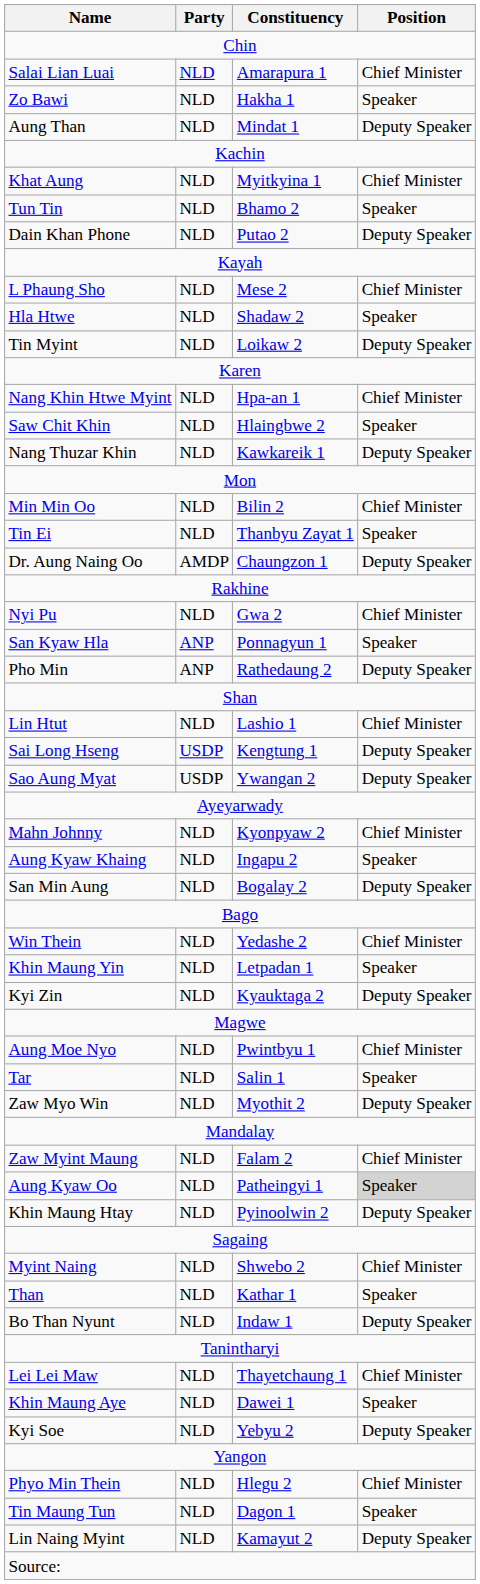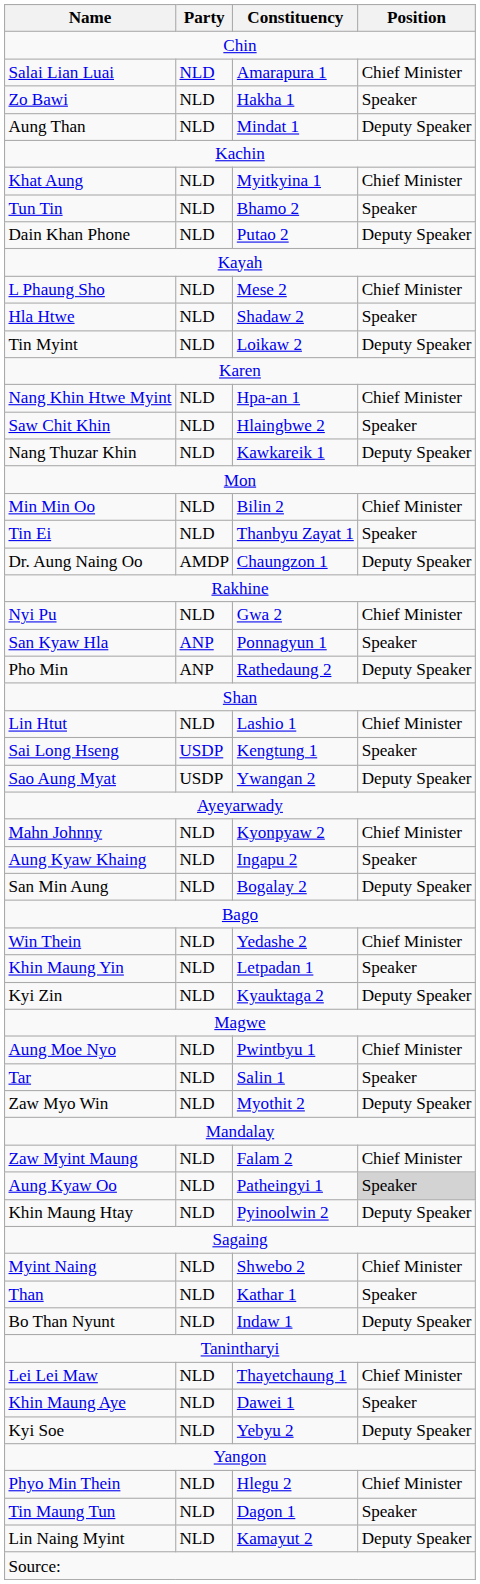(417, 751) Deputy Speaker -> (389, 751) Speaker
